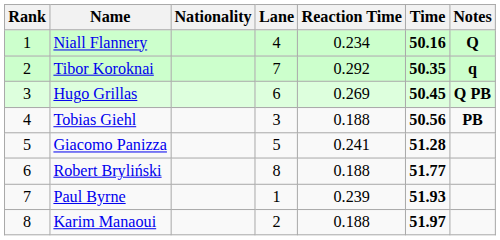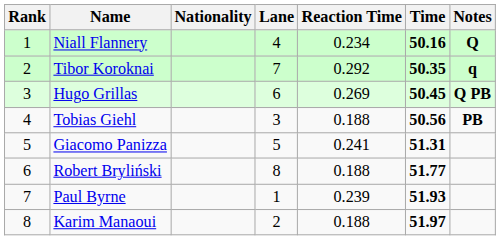(428, 145) 51.28 -> (428, 145) 51.31
